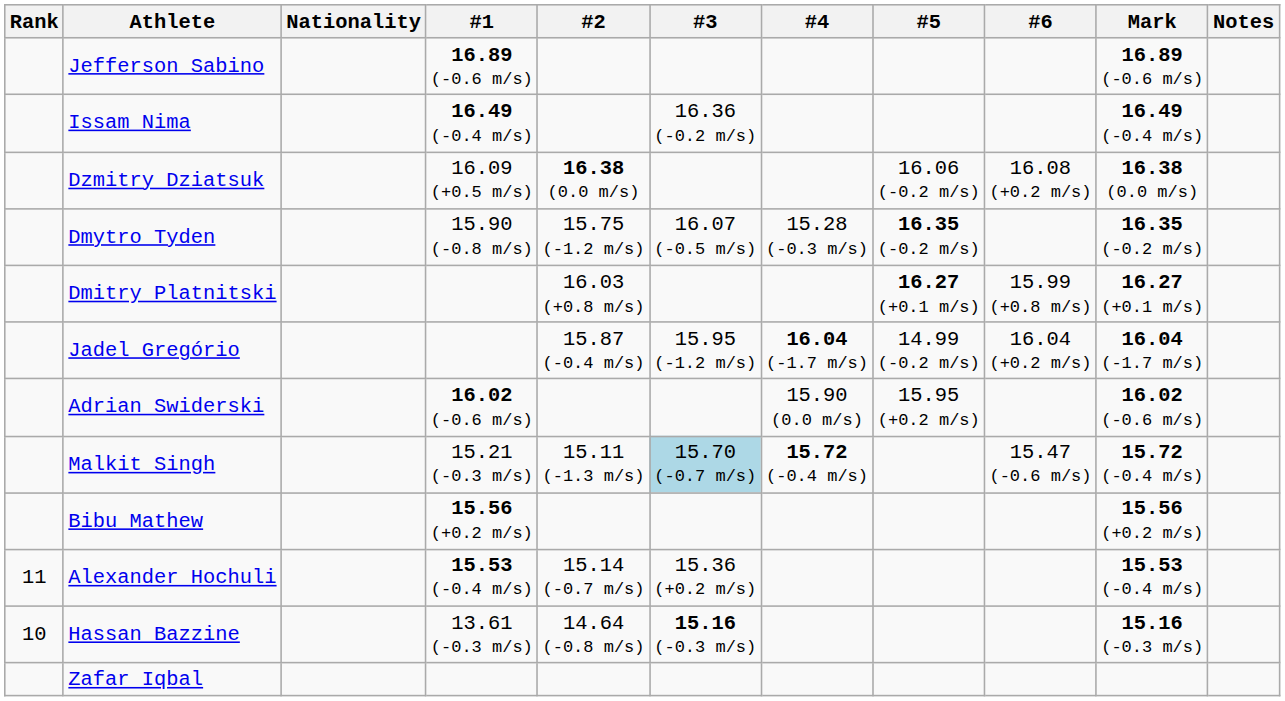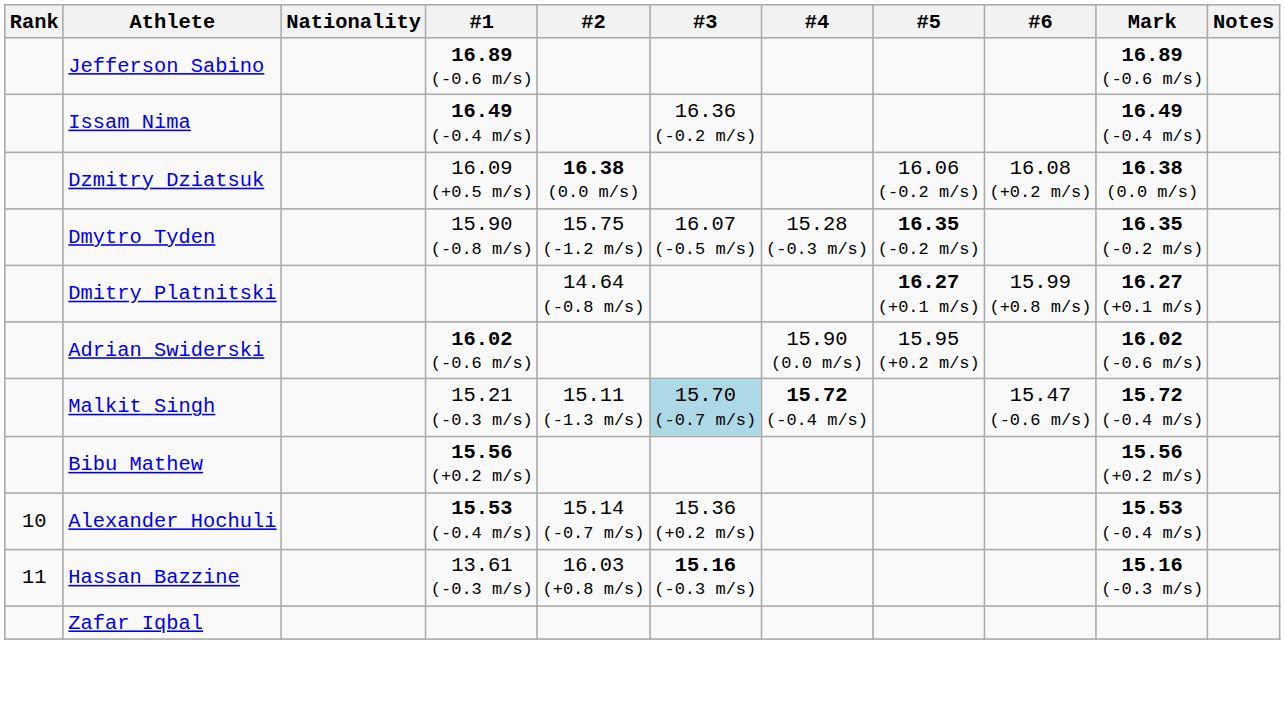(594, 293) 16.03 (+0.8 m/s) -> (594, 293) 14.64 (-0.8 m/s)
- row: (154, 351)
(34, 578) 11 -> (34, 521) 10
(34, 635) 10 -> (34, 578) 11
(594, 634) 14.64 (-0.8 m/s) -> (594, 577) 16.03 (+0.8 m/s)
